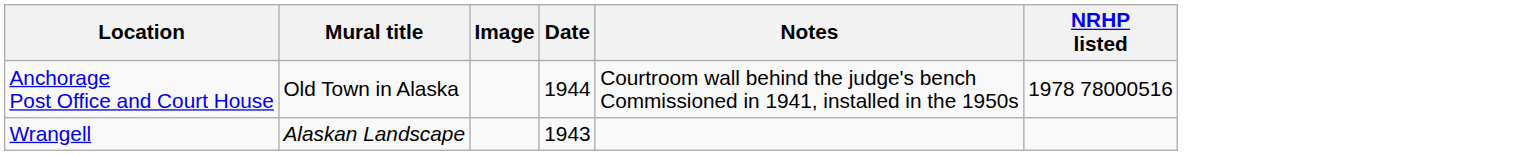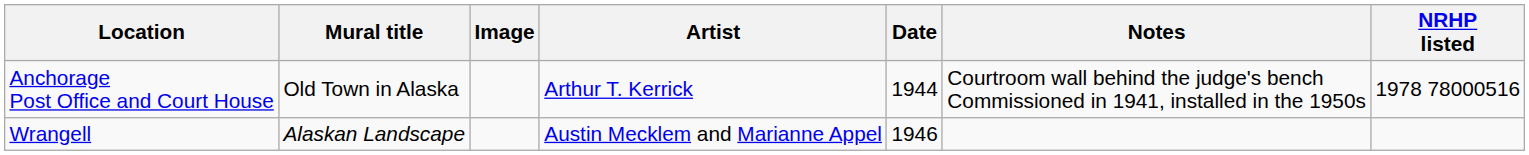+ column: (713, 32)
(567, 133) 1943 -> (915, 133) 1946
